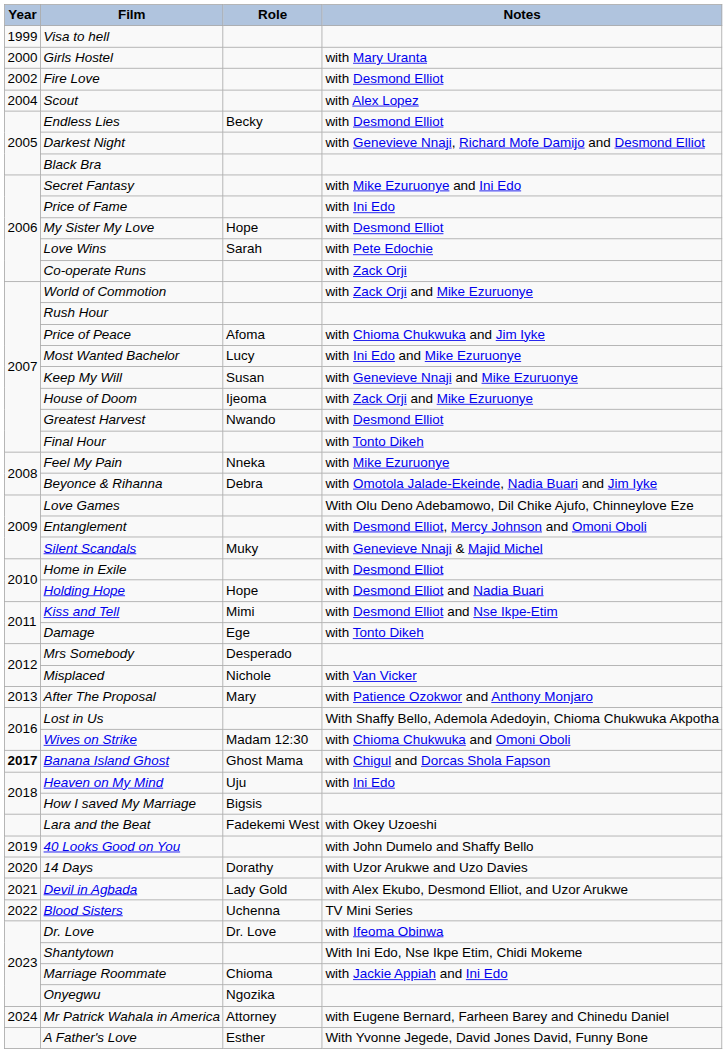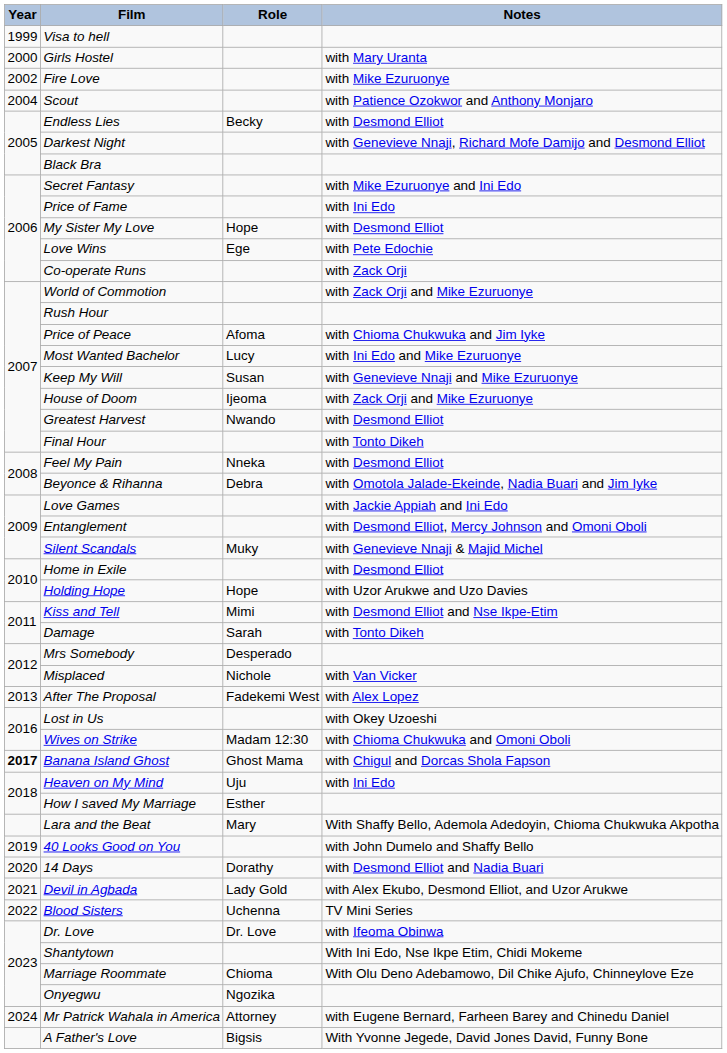(384, 79) with Desmond Elliot -> (387, 79) with Mike Ezuruonye
(372, 100) with Alex Lopez -> (459, 100) with Patience Ozokwor and Anthony Monjaro
(244, 249) Sarah -> (238, 249) Ege
(387, 462) with Mike Ezuruonye -> (384, 462) with Desmond Elliot
(510, 505) With Olu Deno Adebamowo, Dil Chike Ajufo, Chinneylove Eze -> (417, 505) with Jackie Appiah and Ini Edo
(434, 590) with Desmond Elliot and Nadia Buari -> (427, 590) with Uzor Arukwe and Uzo Davies
(238, 633) Ege -> (244, 633) Sarah
(241, 697) Mary -> (273, 697) Fadekemi West
(459, 697) with Patience Ozokwor and Anthony Monjaro -> (372, 697) with Alex Lopez
(522, 718) With Shaffy Bello, Ademola Adedoyin, Chioma Chukwuka Akpotha -> (381, 718) with Okey Uzoeshi
(244, 803) Bigsis -> (245, 803) Esther
(273, 825) Fadekemi West -> (241, 825) Mary
(381, 825) with Okey Uzoeshi -> (522, 825) With Shaffy Bello, Ademola Adedoyin, Chioma Chukwuka Akpotha
(427, 867) with Uzor Arukwe and Uzo Davies -> (434, 867) with Desmond Elliot and Nadia Buari
(417, 974) with Jackie Appiah and Ini Edo -> (510, 974) With Olu Deno Adebamowo, Dil Chike Ajufo, Chinneylove Eze
(245, 1038) Esther -> (244, 1038) Bigsis
